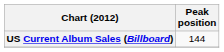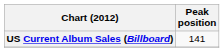(197, 39) 144 -> (197, 39) 141
